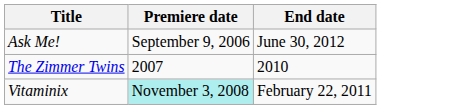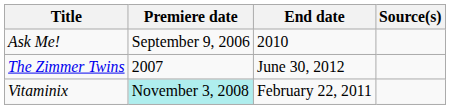+ column: (410, 16)
(301, 41) June 30, 2012 -> (273, 41) 2010
(273, 66) 2010 -> (301, 66) June 30, 2012
